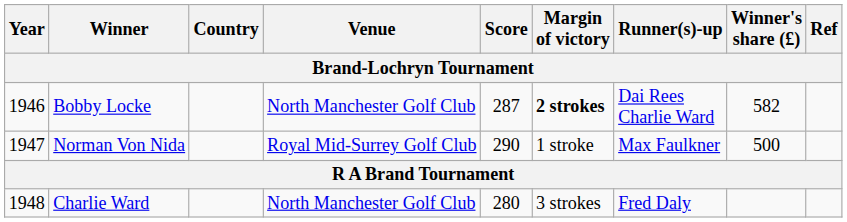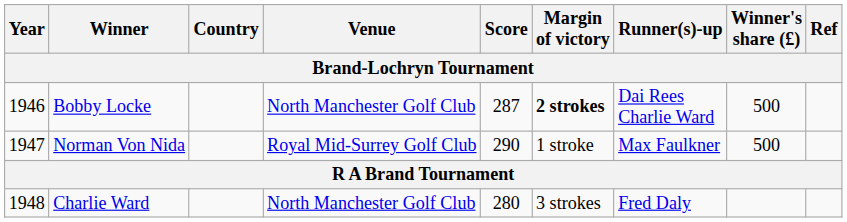(766, 106) 582 -> (766, 106) 500
